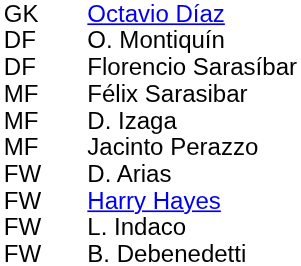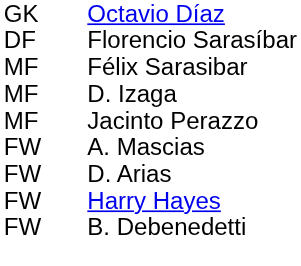- row: (156, 40)
+ row: (146, 147)
- row: (137, 227)
